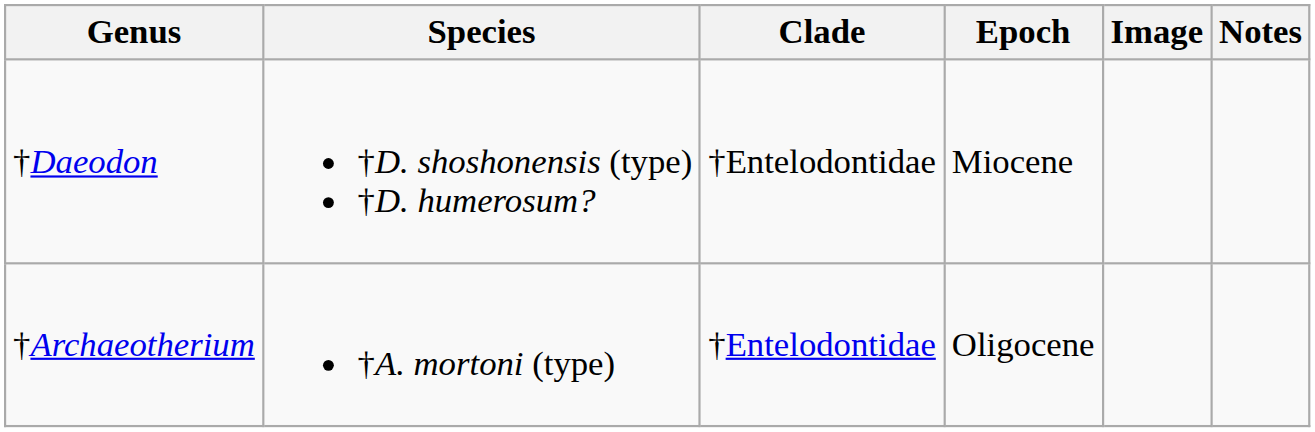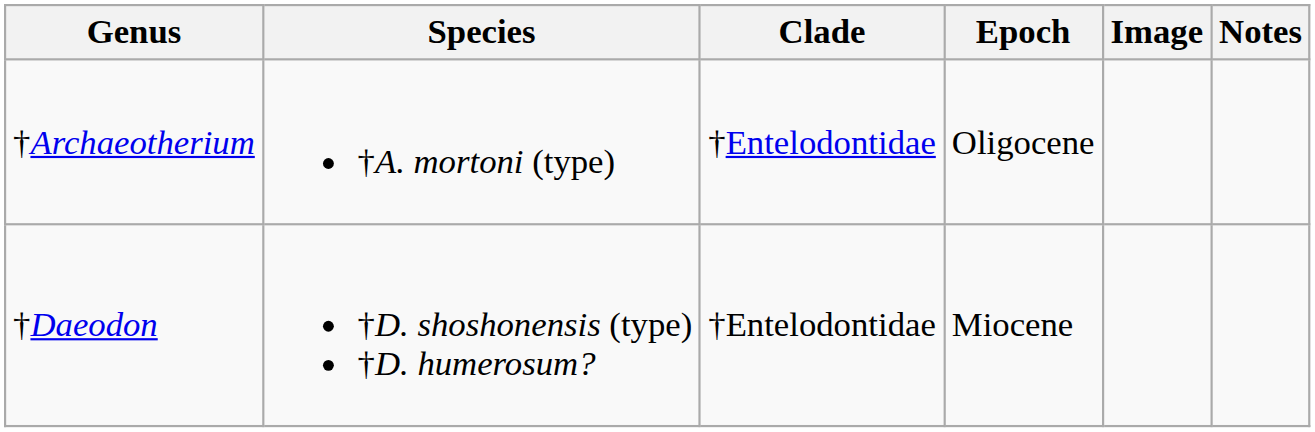rows swapped: (134, 343) <-> (85, 160)
